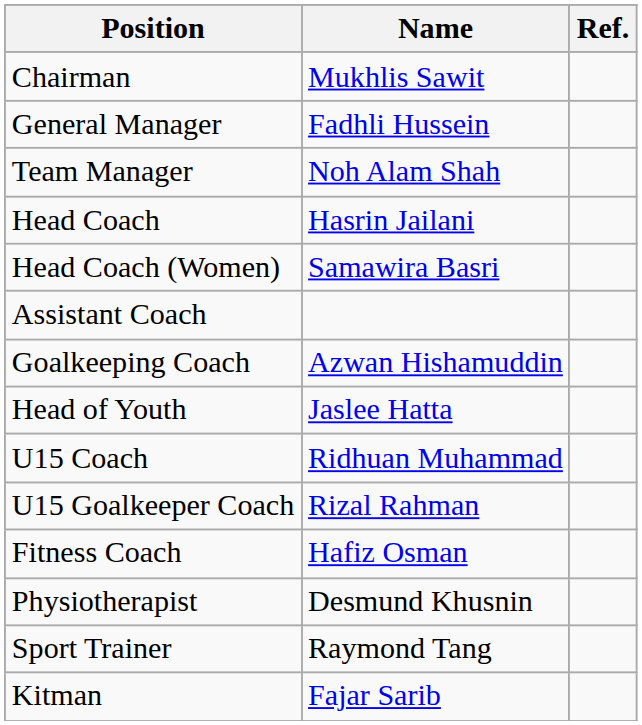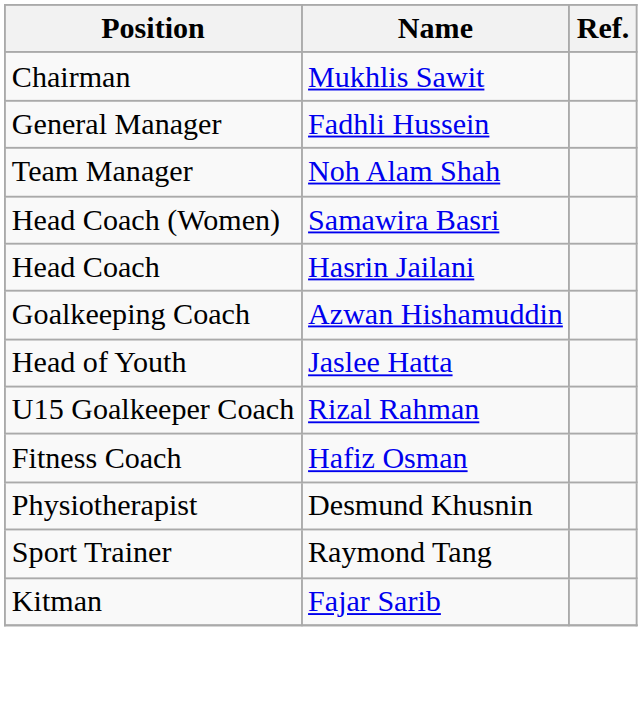rows swapped: (86, 219) <-> (146, 266)
- row: (109, 314)
- row: (80, 457)
